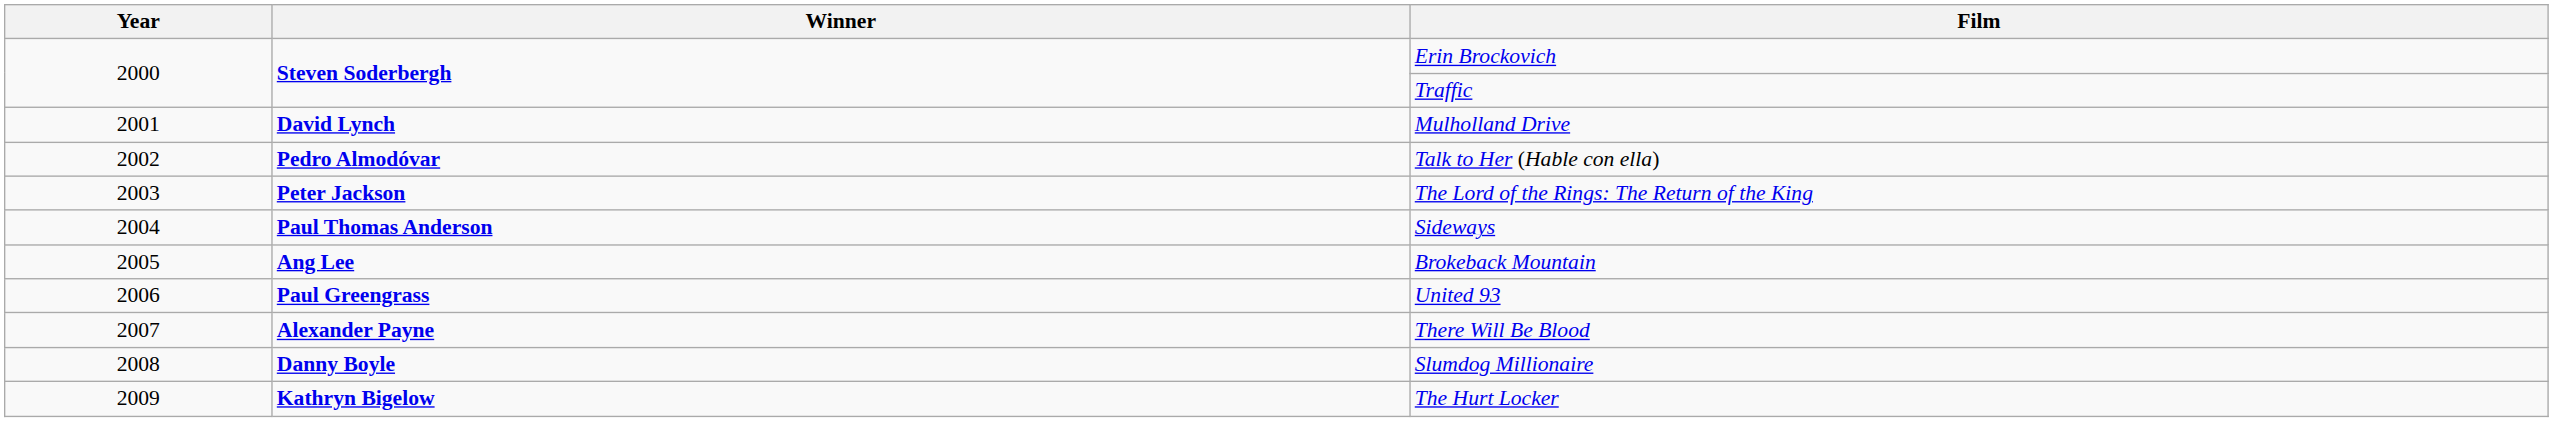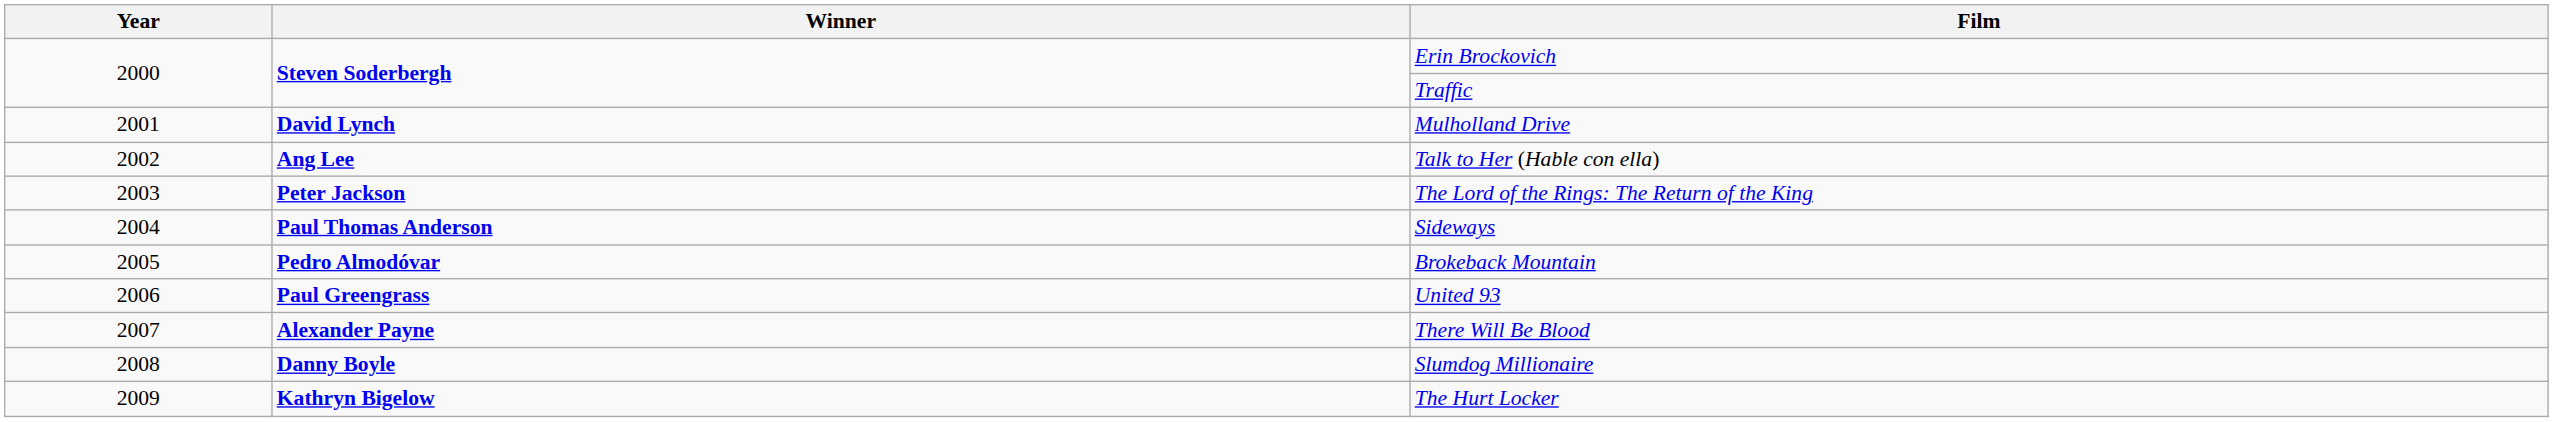(359, 158) Pedro Almodóvar -> (316, 158) Ang Lee
(316, 261) Ang Lee -> (359, 261) Pedro Almodóvar
